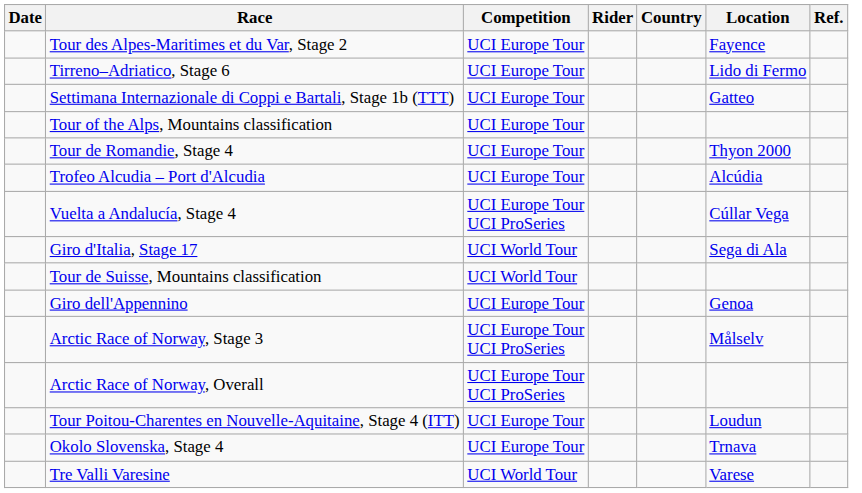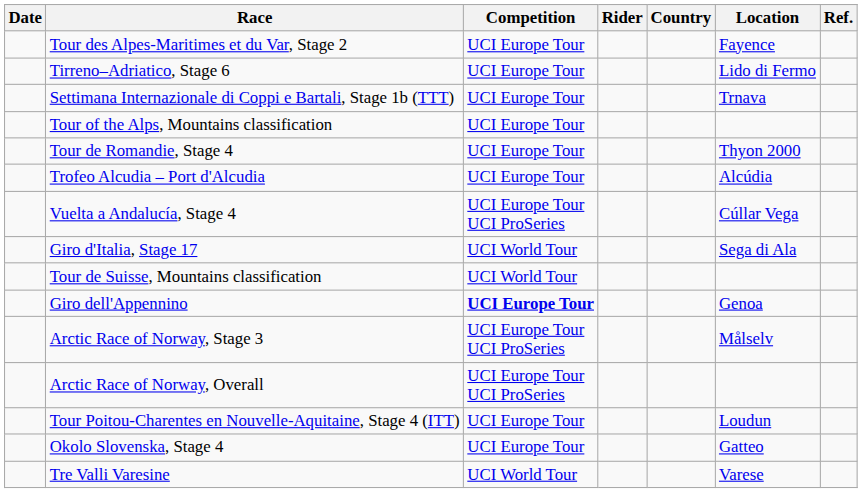(732, 97) Gatteo -> (742, 97) Trnava
(526, 303) normal -> (531, 303) bold
(733, 447) Trnava -> (741, 447) Gatteo
